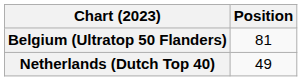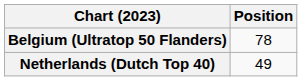(263, 40) 81 -> (263, 40) 78
